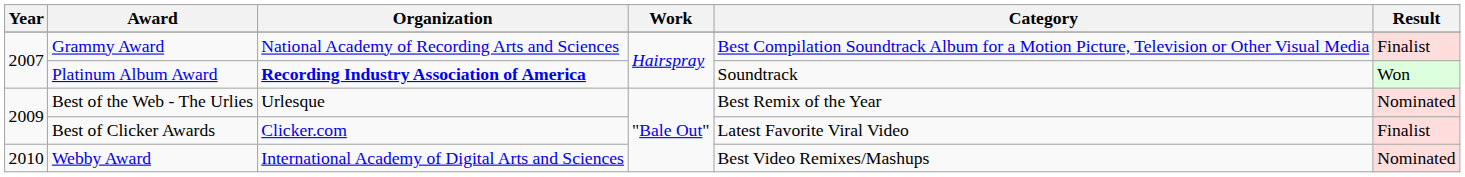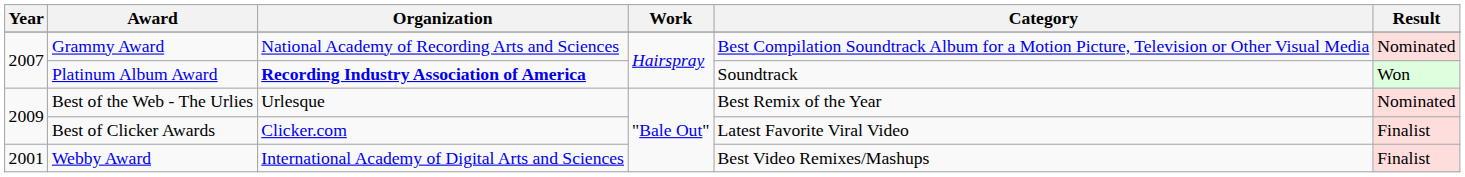(1404, 46) Finalist -> (1416, 46) Nominated
(26, 158) 2010 -> (26, 158) 2001
(1416, 158) Nominated -> (1404, 158) Finalist
